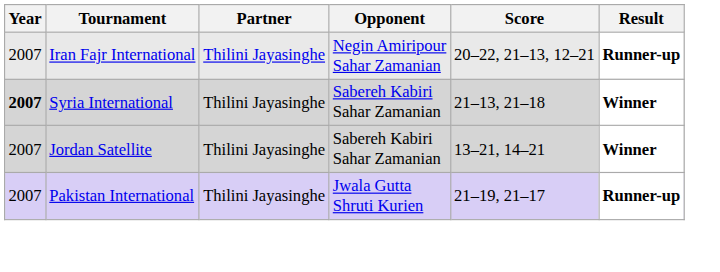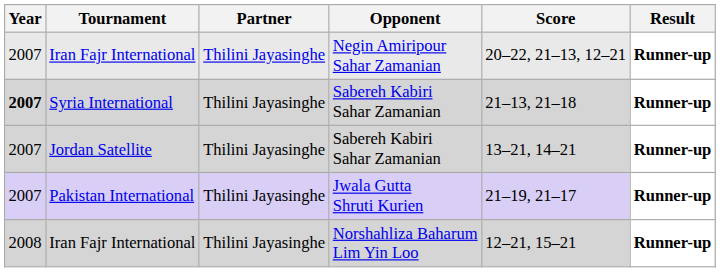(630, 102) Winner -> (673, 102) Runner-up
(630, 149) Winner -> (673, 149) Runner-up
+ row: (122, 243)
